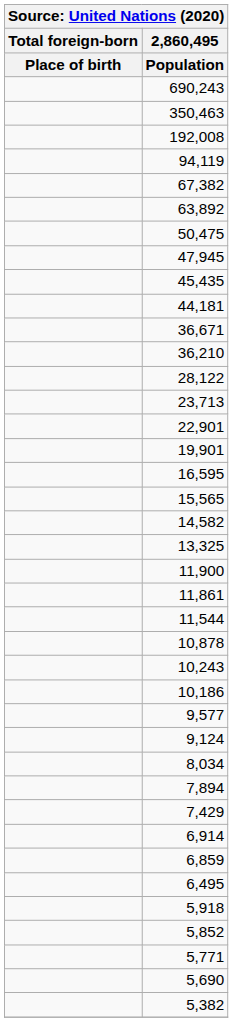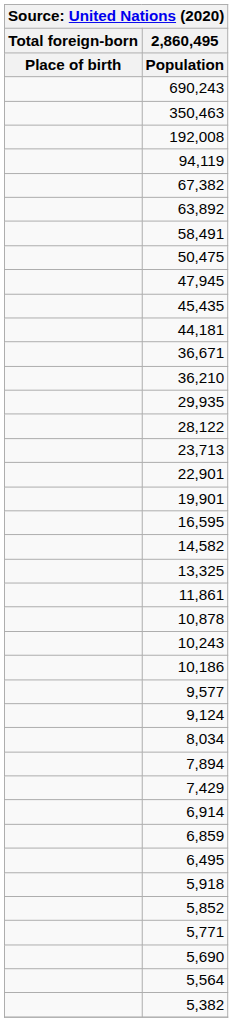+ row: (201, 233)
+ row: (201, 402)
- row: (201, 498)
- row: (202, 570)
- row: (202, 619)
+ row: (205, 980)
